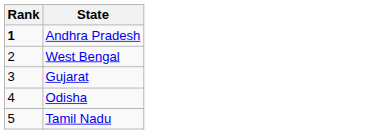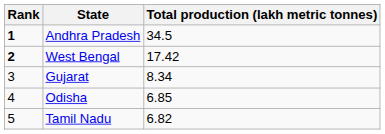+ column: (262, 14)
(11, 56) normal -> (11, 56) bold
